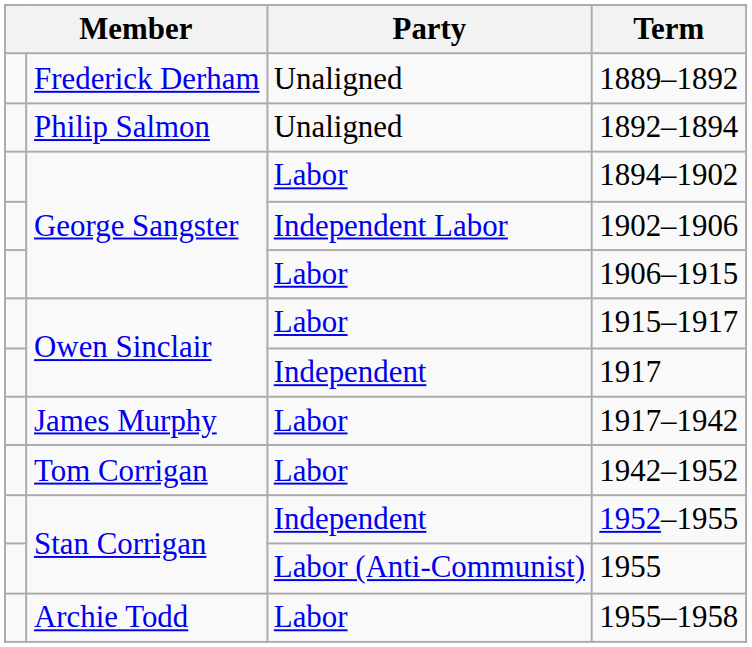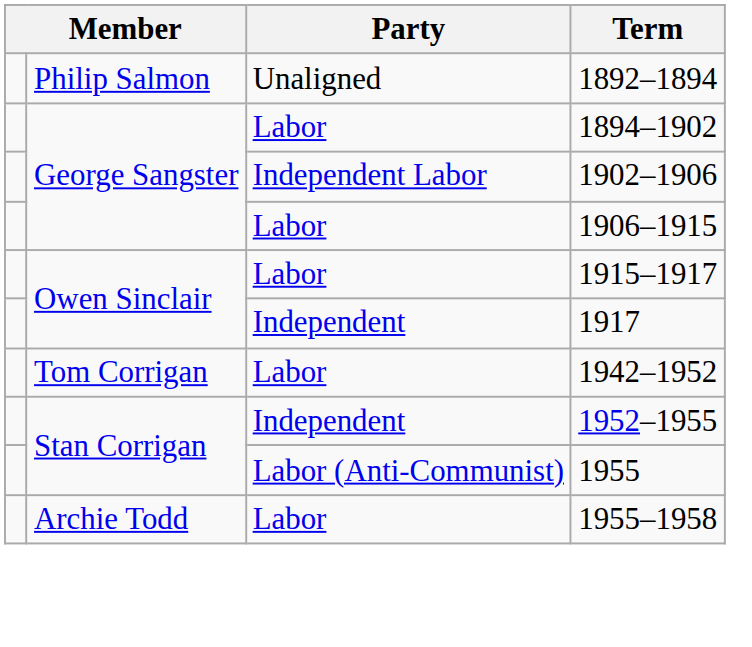- row: (669, 77)
- row: (669, 420)
